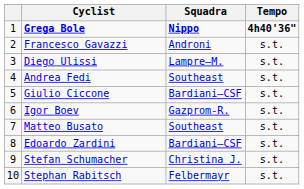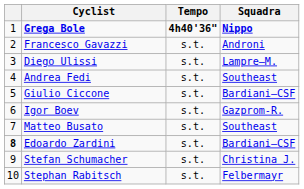columns swapped: (206, 13) <-> (272, 13)
(13, 144) normal -> (13, 144) bold
